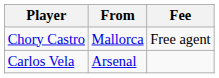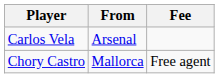rows swapped: (46, 38) <-> (41, 61)
